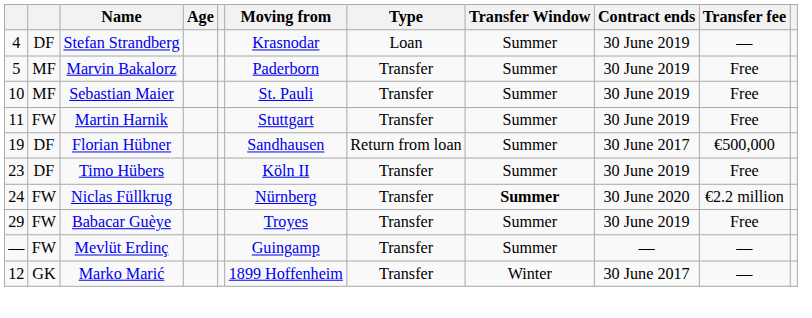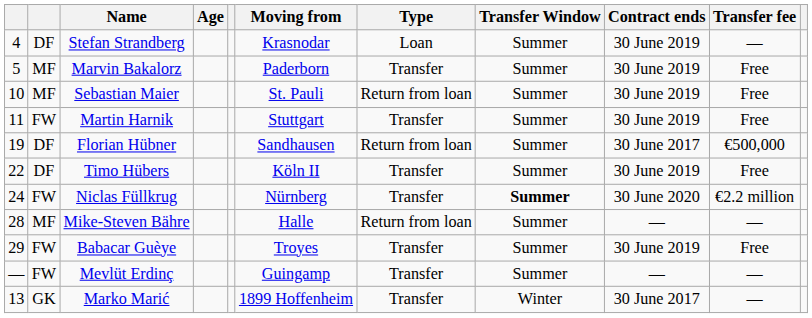(406, 94) Transfer -> (416, 94) Return from loan
(16, 171) 23 -> (16, 171) 22
+ row: (127, 222)
(16, 273) 12 -> (16, 299) 13
